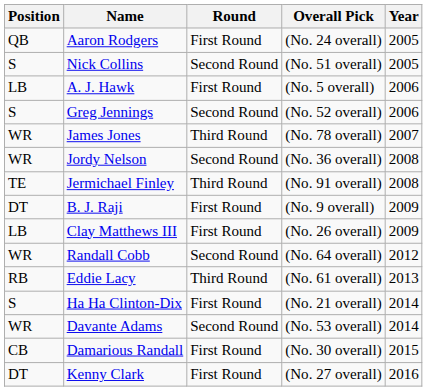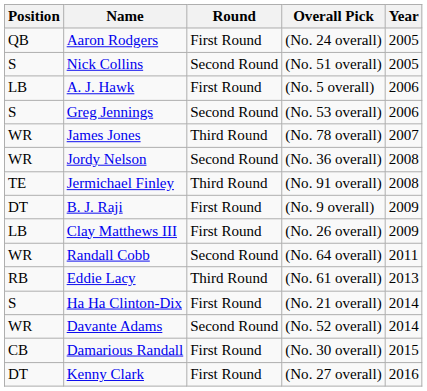(333, 111) (No. 52 overall) -> (333, 111) (No. 53 overall)
(404, 254) 2012 -> (403, 254) 2011
(333, 326) (No. 53 overall) -> (333, 326) (No. 52 overall)
